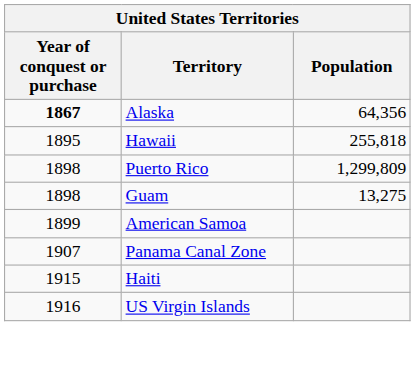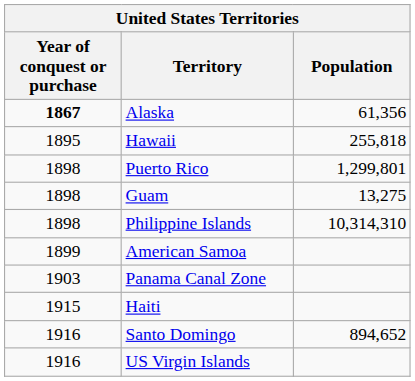(382, 112) 64,356 -> (382, 112) 61,356
(371, 168) 1,299,809 -> (371, 168) 1,299,801
+ row: (188, 223)
(63, 251) 1907 -> (63, 278) 1903
+ row: (181, 334)
